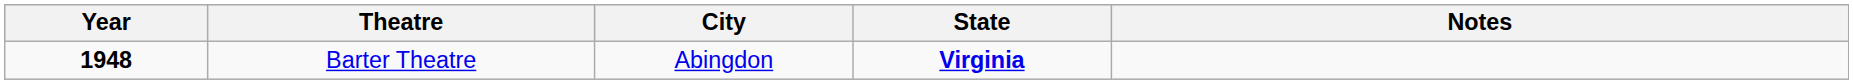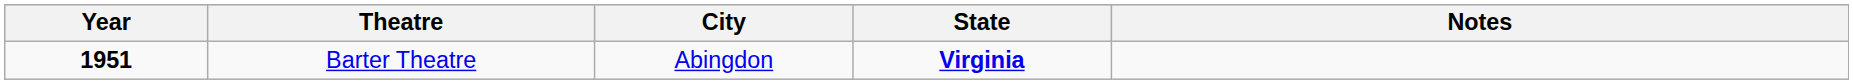(106, 60) 1948 -> (106, 60) 1951
